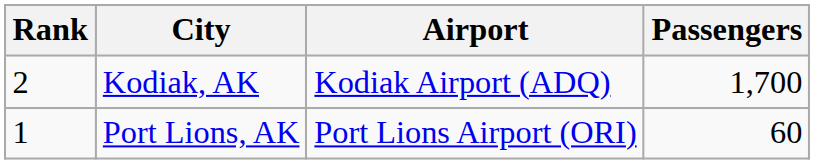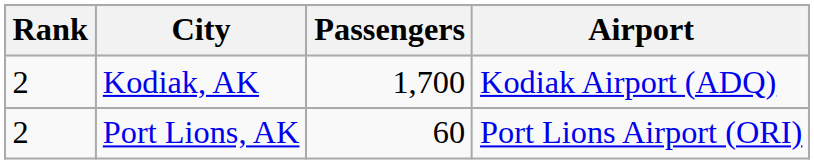columns swapped: (475, 30) <-> (727, 30)
(21, 132) 1 -> (21, 132) 2
